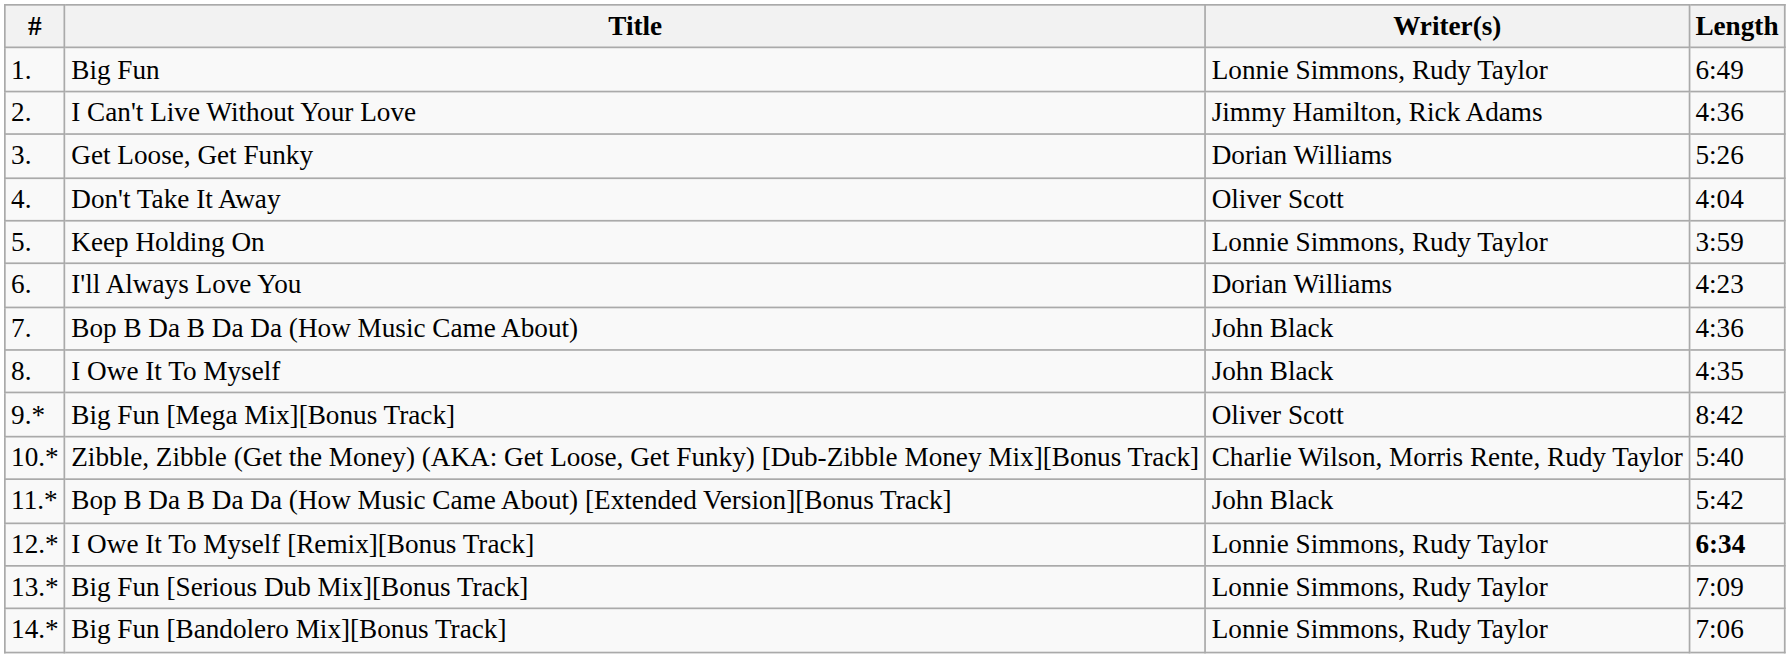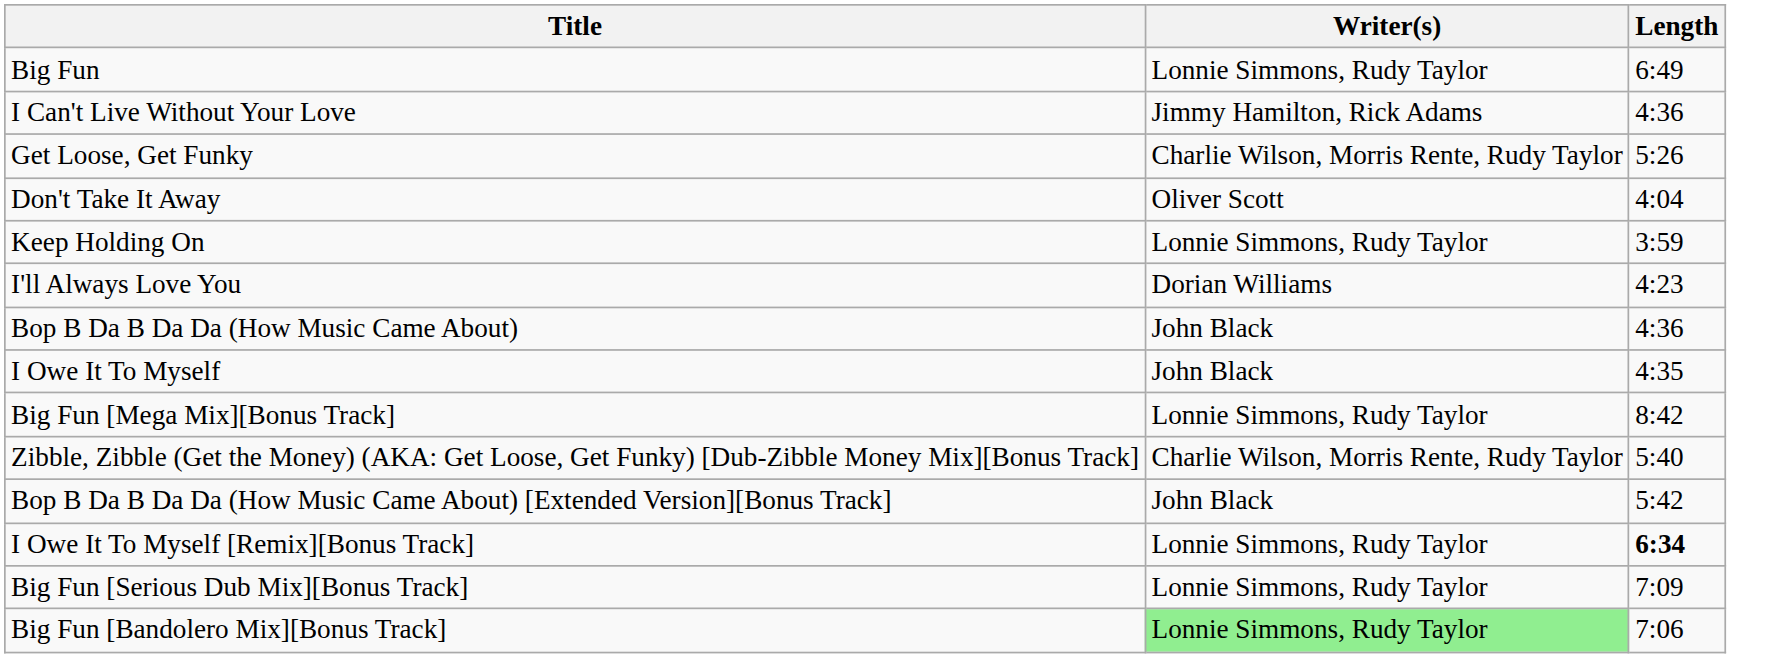- column: (35, 26)
(1302, 155) Dorian Williams -> (1387, 155) Charlie Wilson, Morris Rente, Rudy Taylor
(1278, 414) Oliver Scott -> (1320, 414) Lonnie Simmons, Rudy Taylor
(1380, 629) no background -> (1320, 629) lightgreen background
